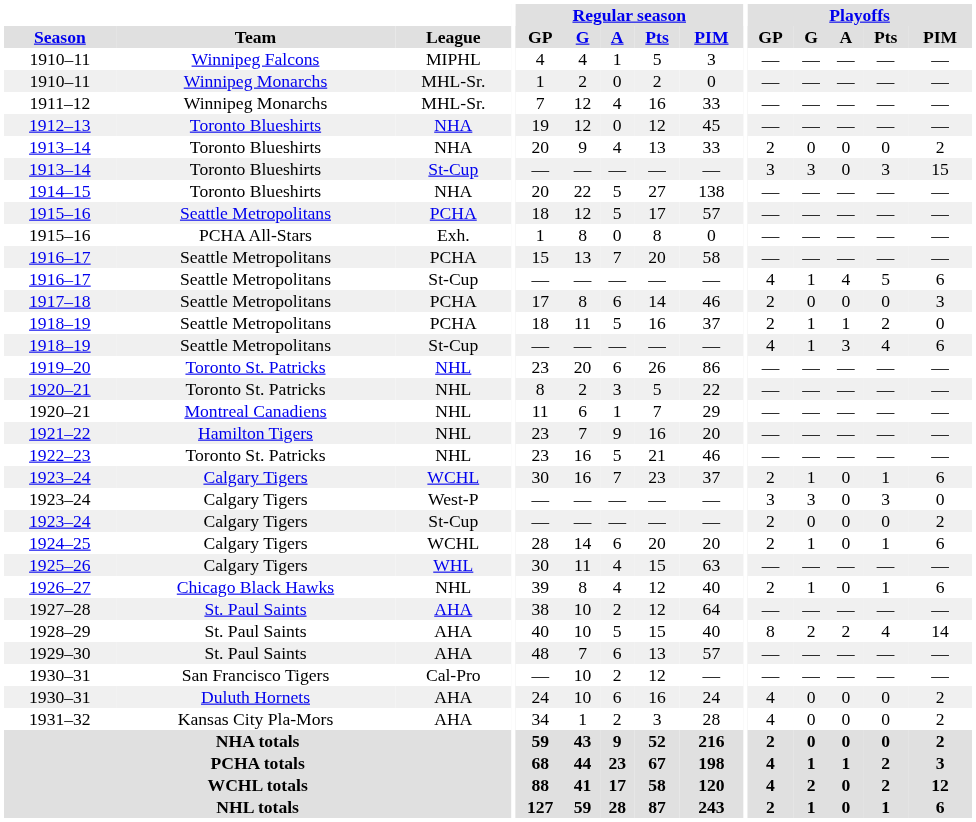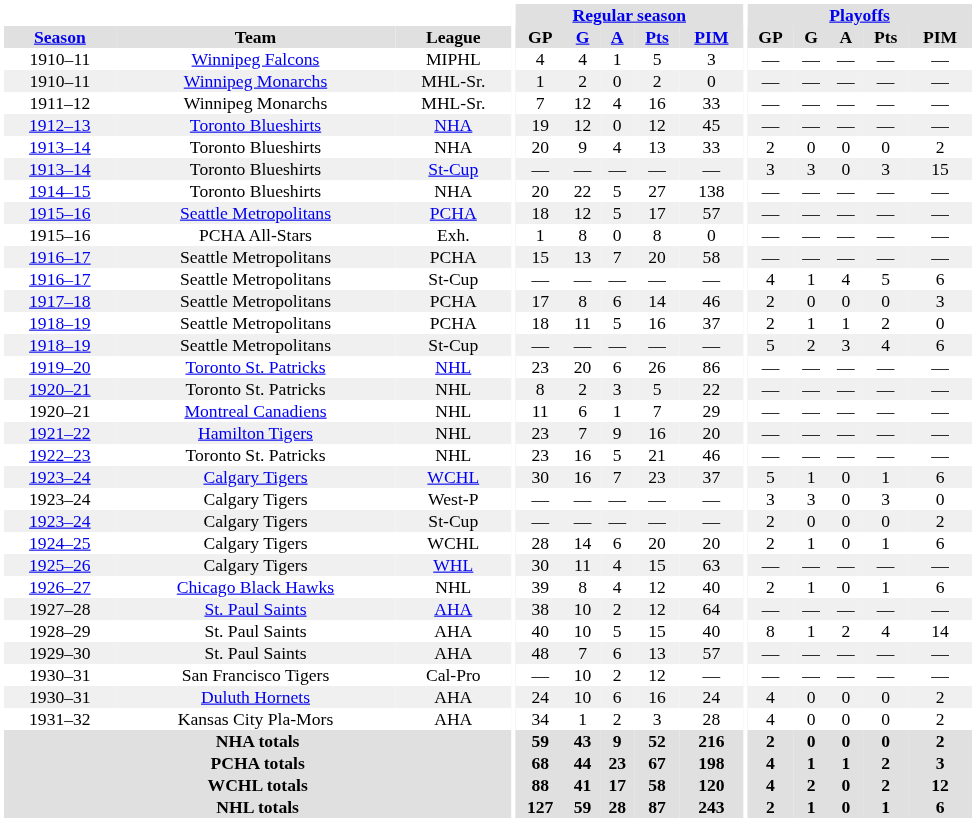(770, 344) 4 -> (770, 344) 5
(811, 344) 1 -> (811, 344) 2
(770, 476) 2 -> (770, 476) 5
(811, 630) 2 -> (811, 630) 1
